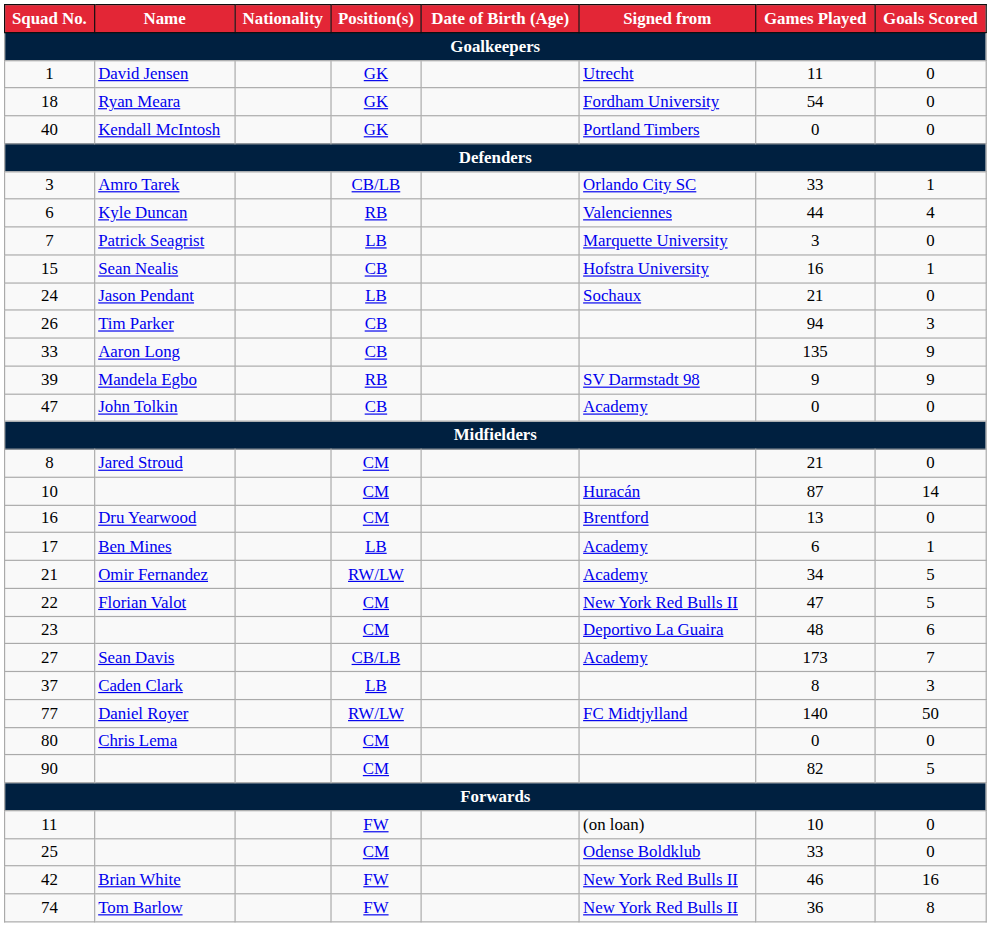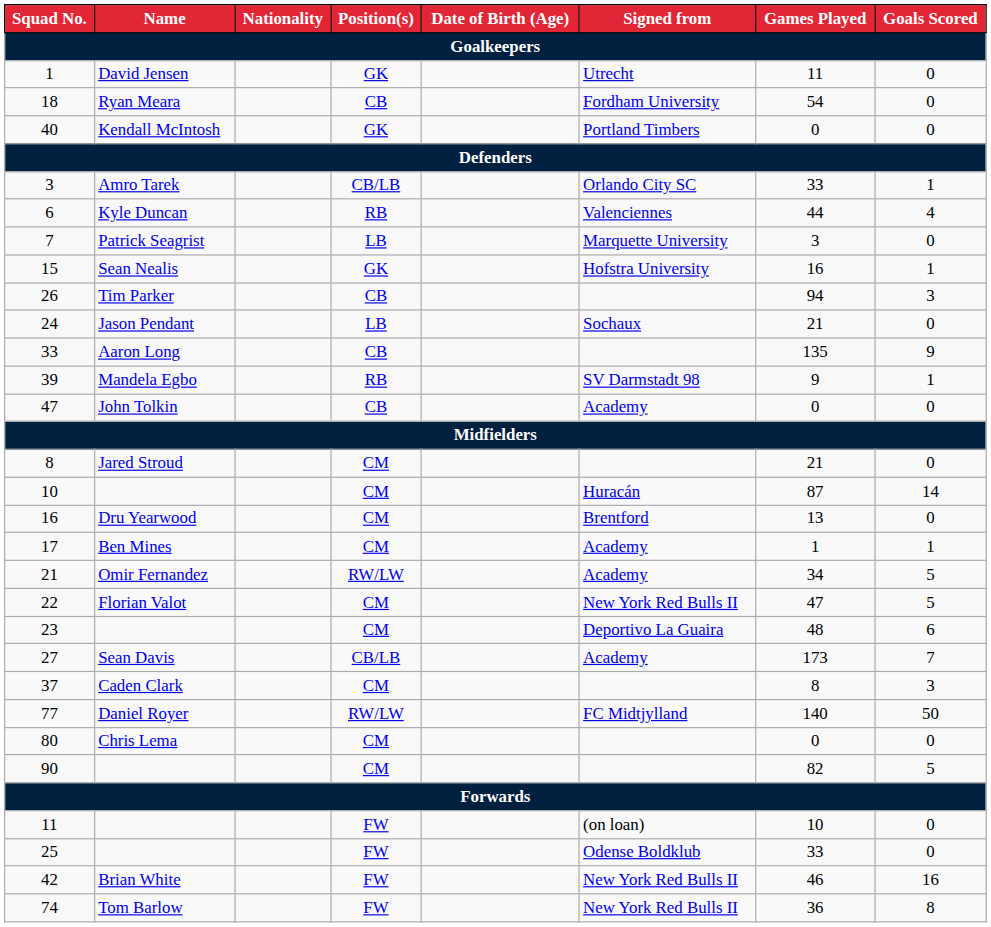(376, 102) GK -> (376, 102) CB
(376, 268) CB -> (376, 268) GK
rows swapped: (49, 296) <-> (49, 324)
(930, 380) 9 -> (930, 380) 1
(376, 546) LB -> (376, 546) CM
(815, 546) 6 -> (815, 546) 1
(376, 685) LB -> (376, 685) CM
(376, 852) CM -> (376, 852) FW
